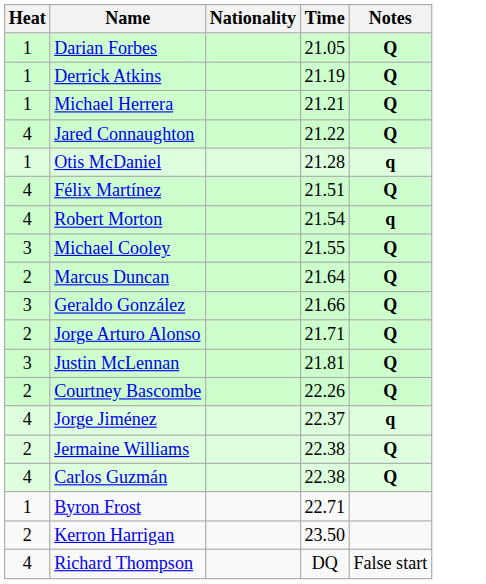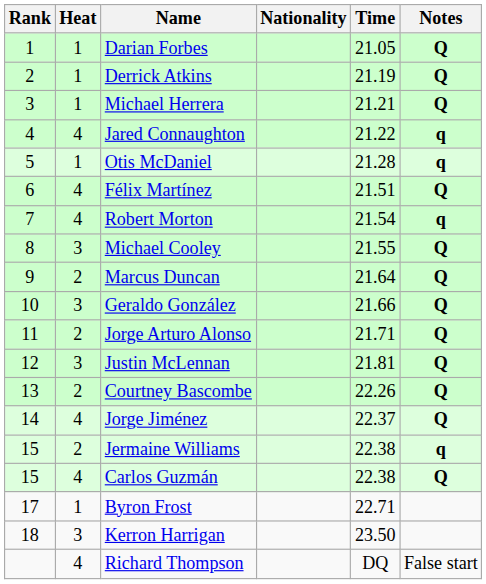+ column: (30, 18)
(390, 133) Q -> (441, 133) q
(390, 420) q -> (441, 420) Q
(390, 448) Q -> (441, 448) q
(27, 534) 2 -> (78, 534) 3
